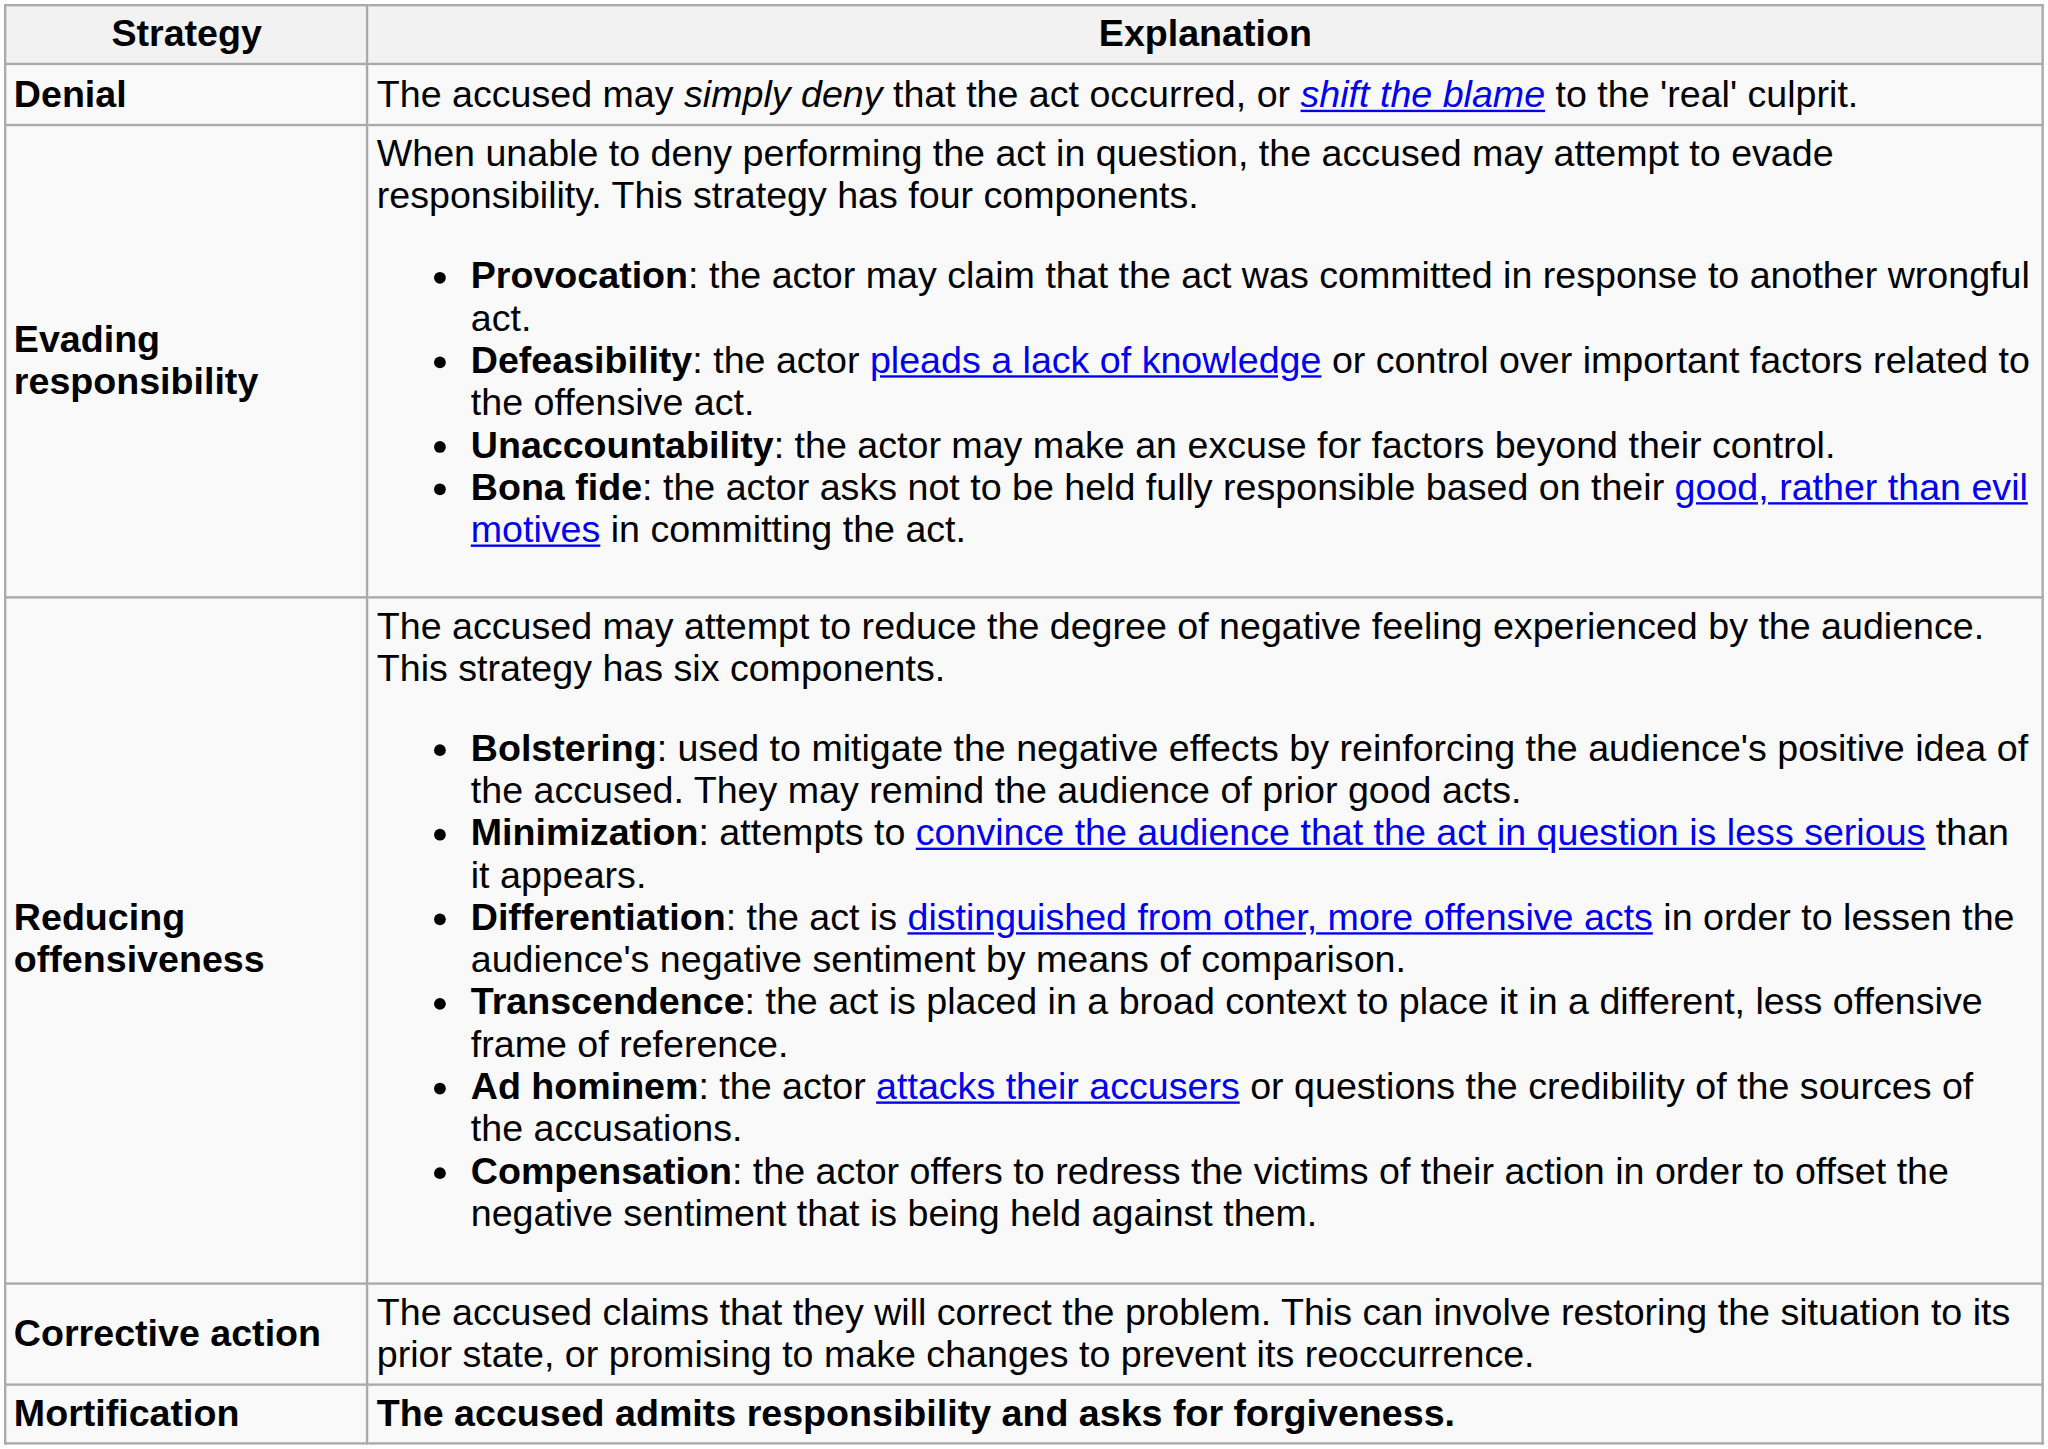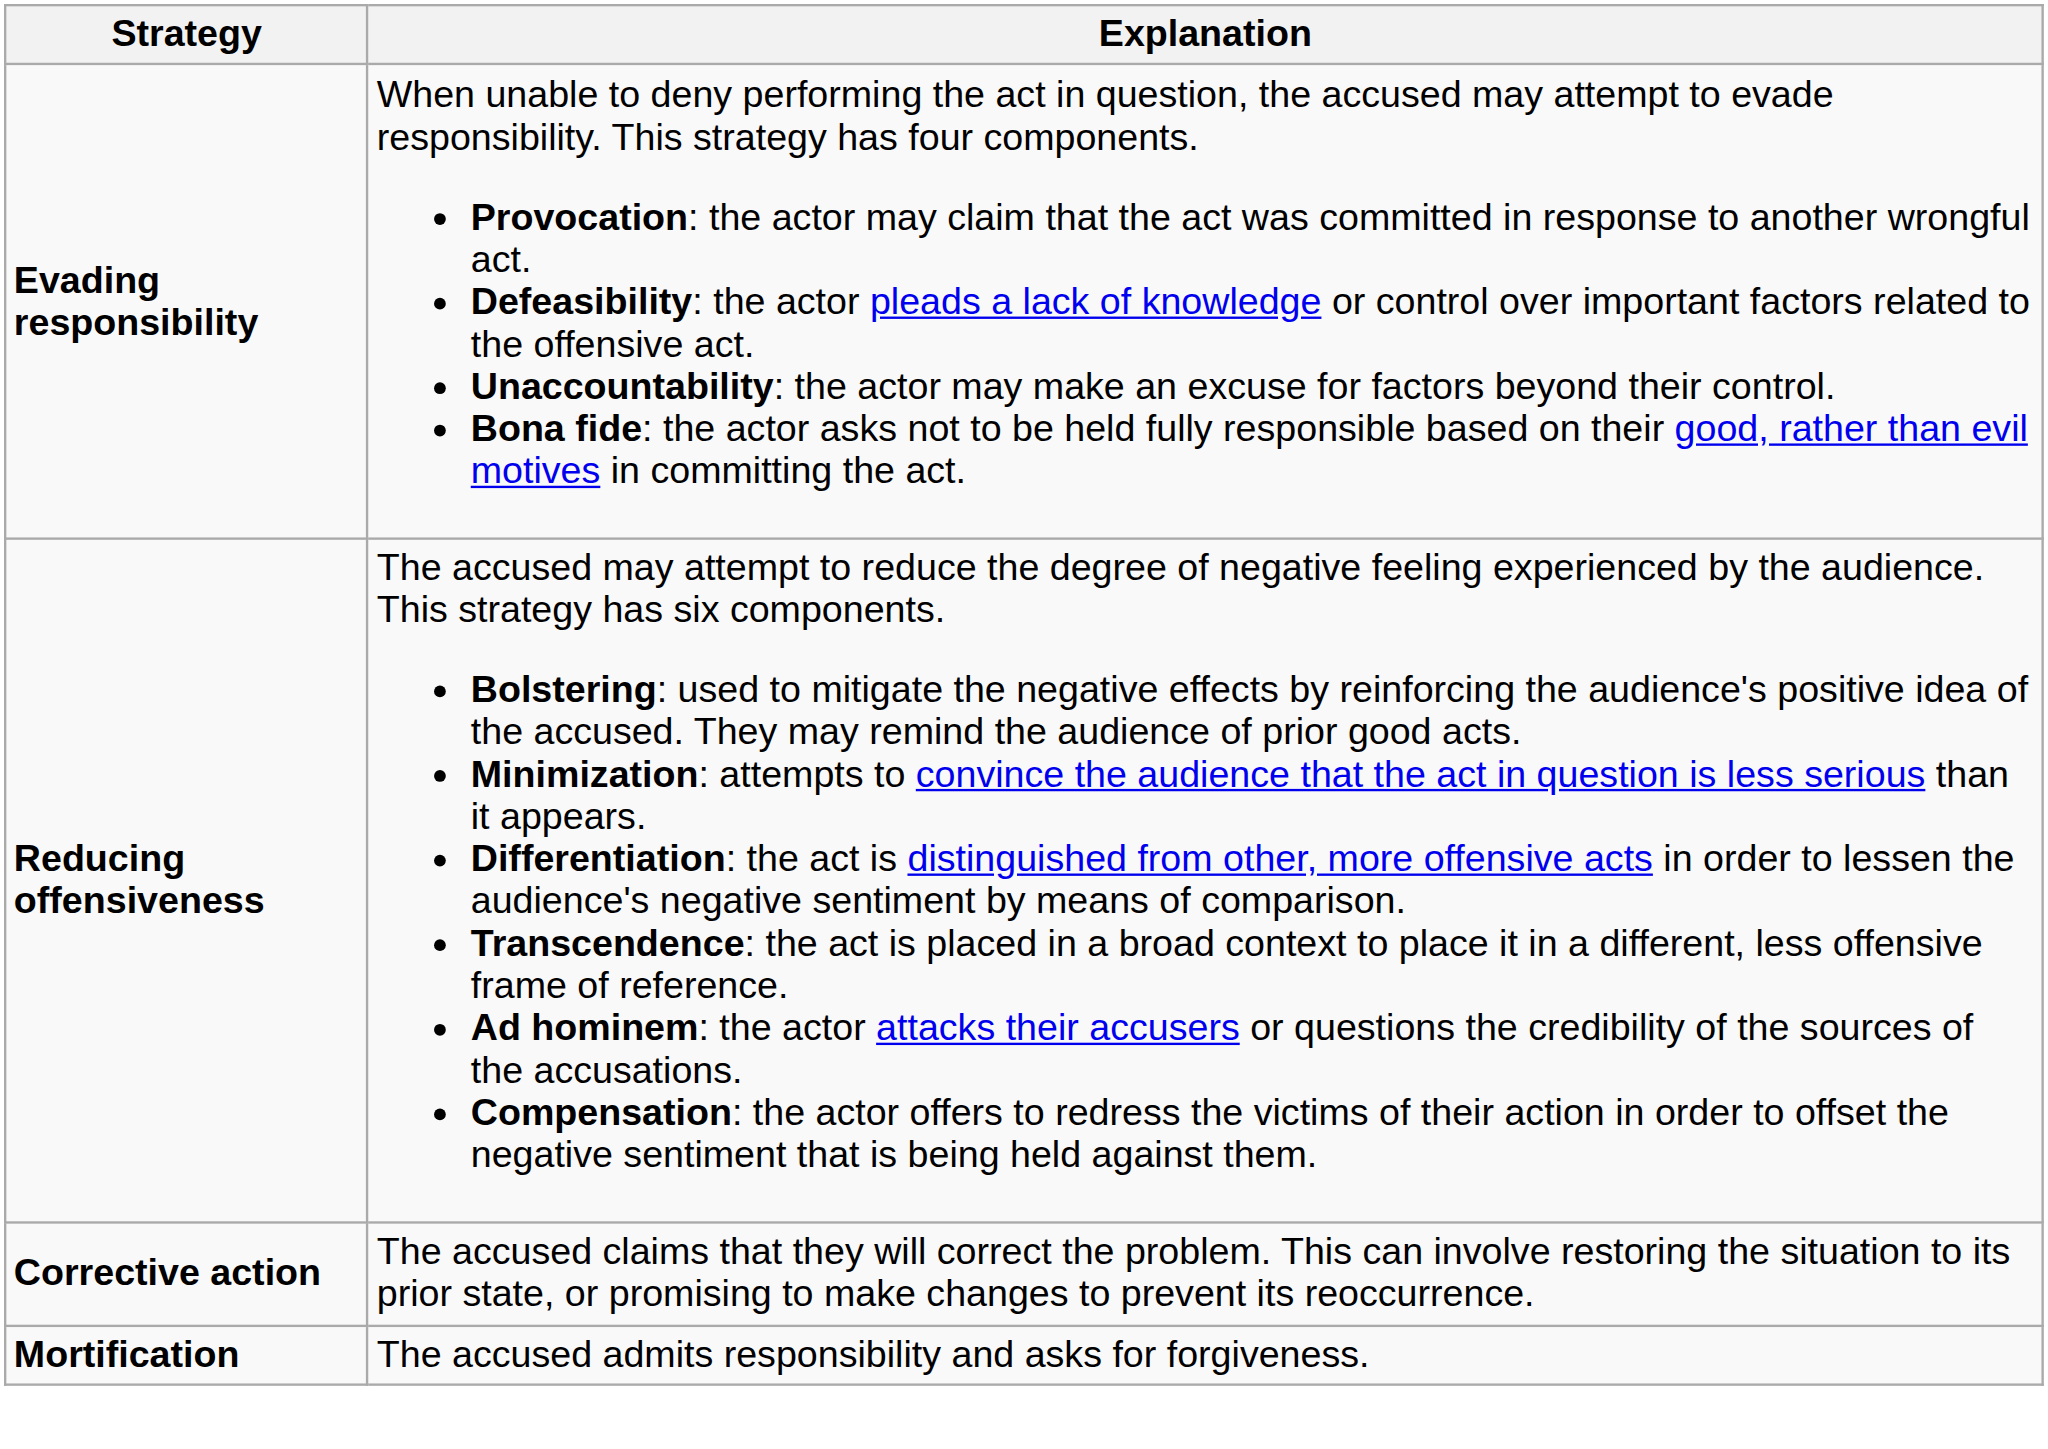- row: (70, 93)
(916, 1413) bold -> (873, 1353) normal
